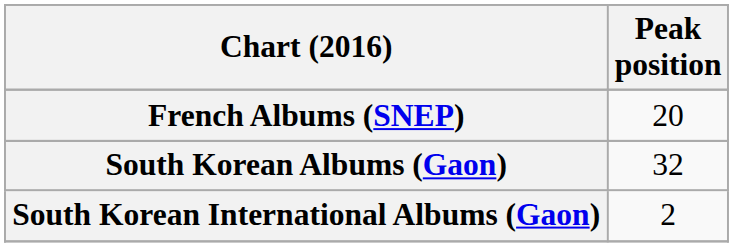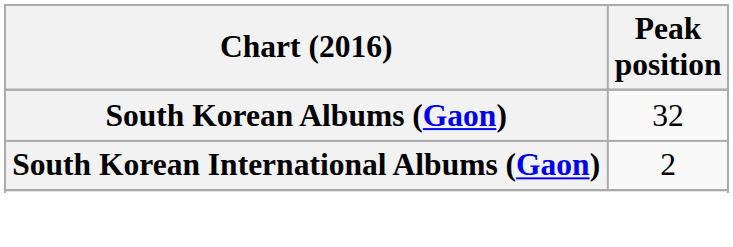- row: (306, 114)
